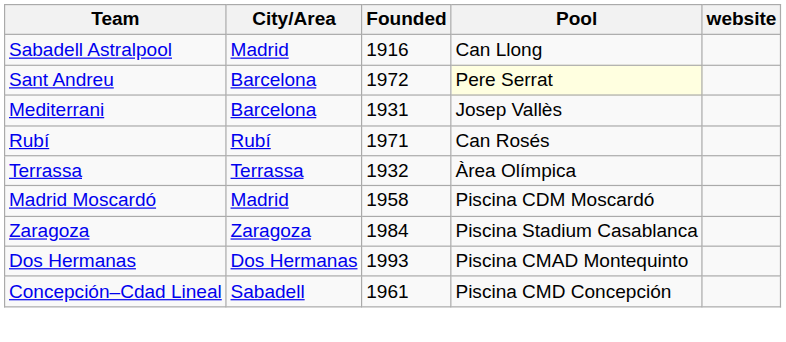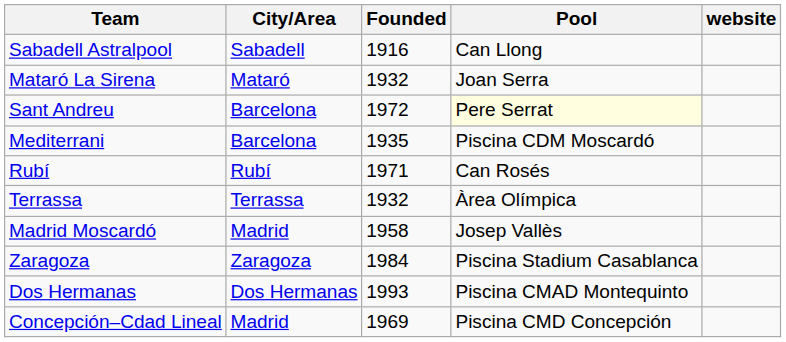(260, 49) Madrid -> (268, 49) Sabadell
+ row: (82, 79)
(387, 110) 1931 -> (387, 140) 1935
(509, 110) Josep Vallès -> (555, 140) Piscina CDM Moscardó
(555, 200) Piscina CDM Moscardó -> (509, 230) Josep Vallès
(268, 291) Sabadell -> (260, 321) Madrid
(387, 291) 1961 -> (387, 321) 1969
